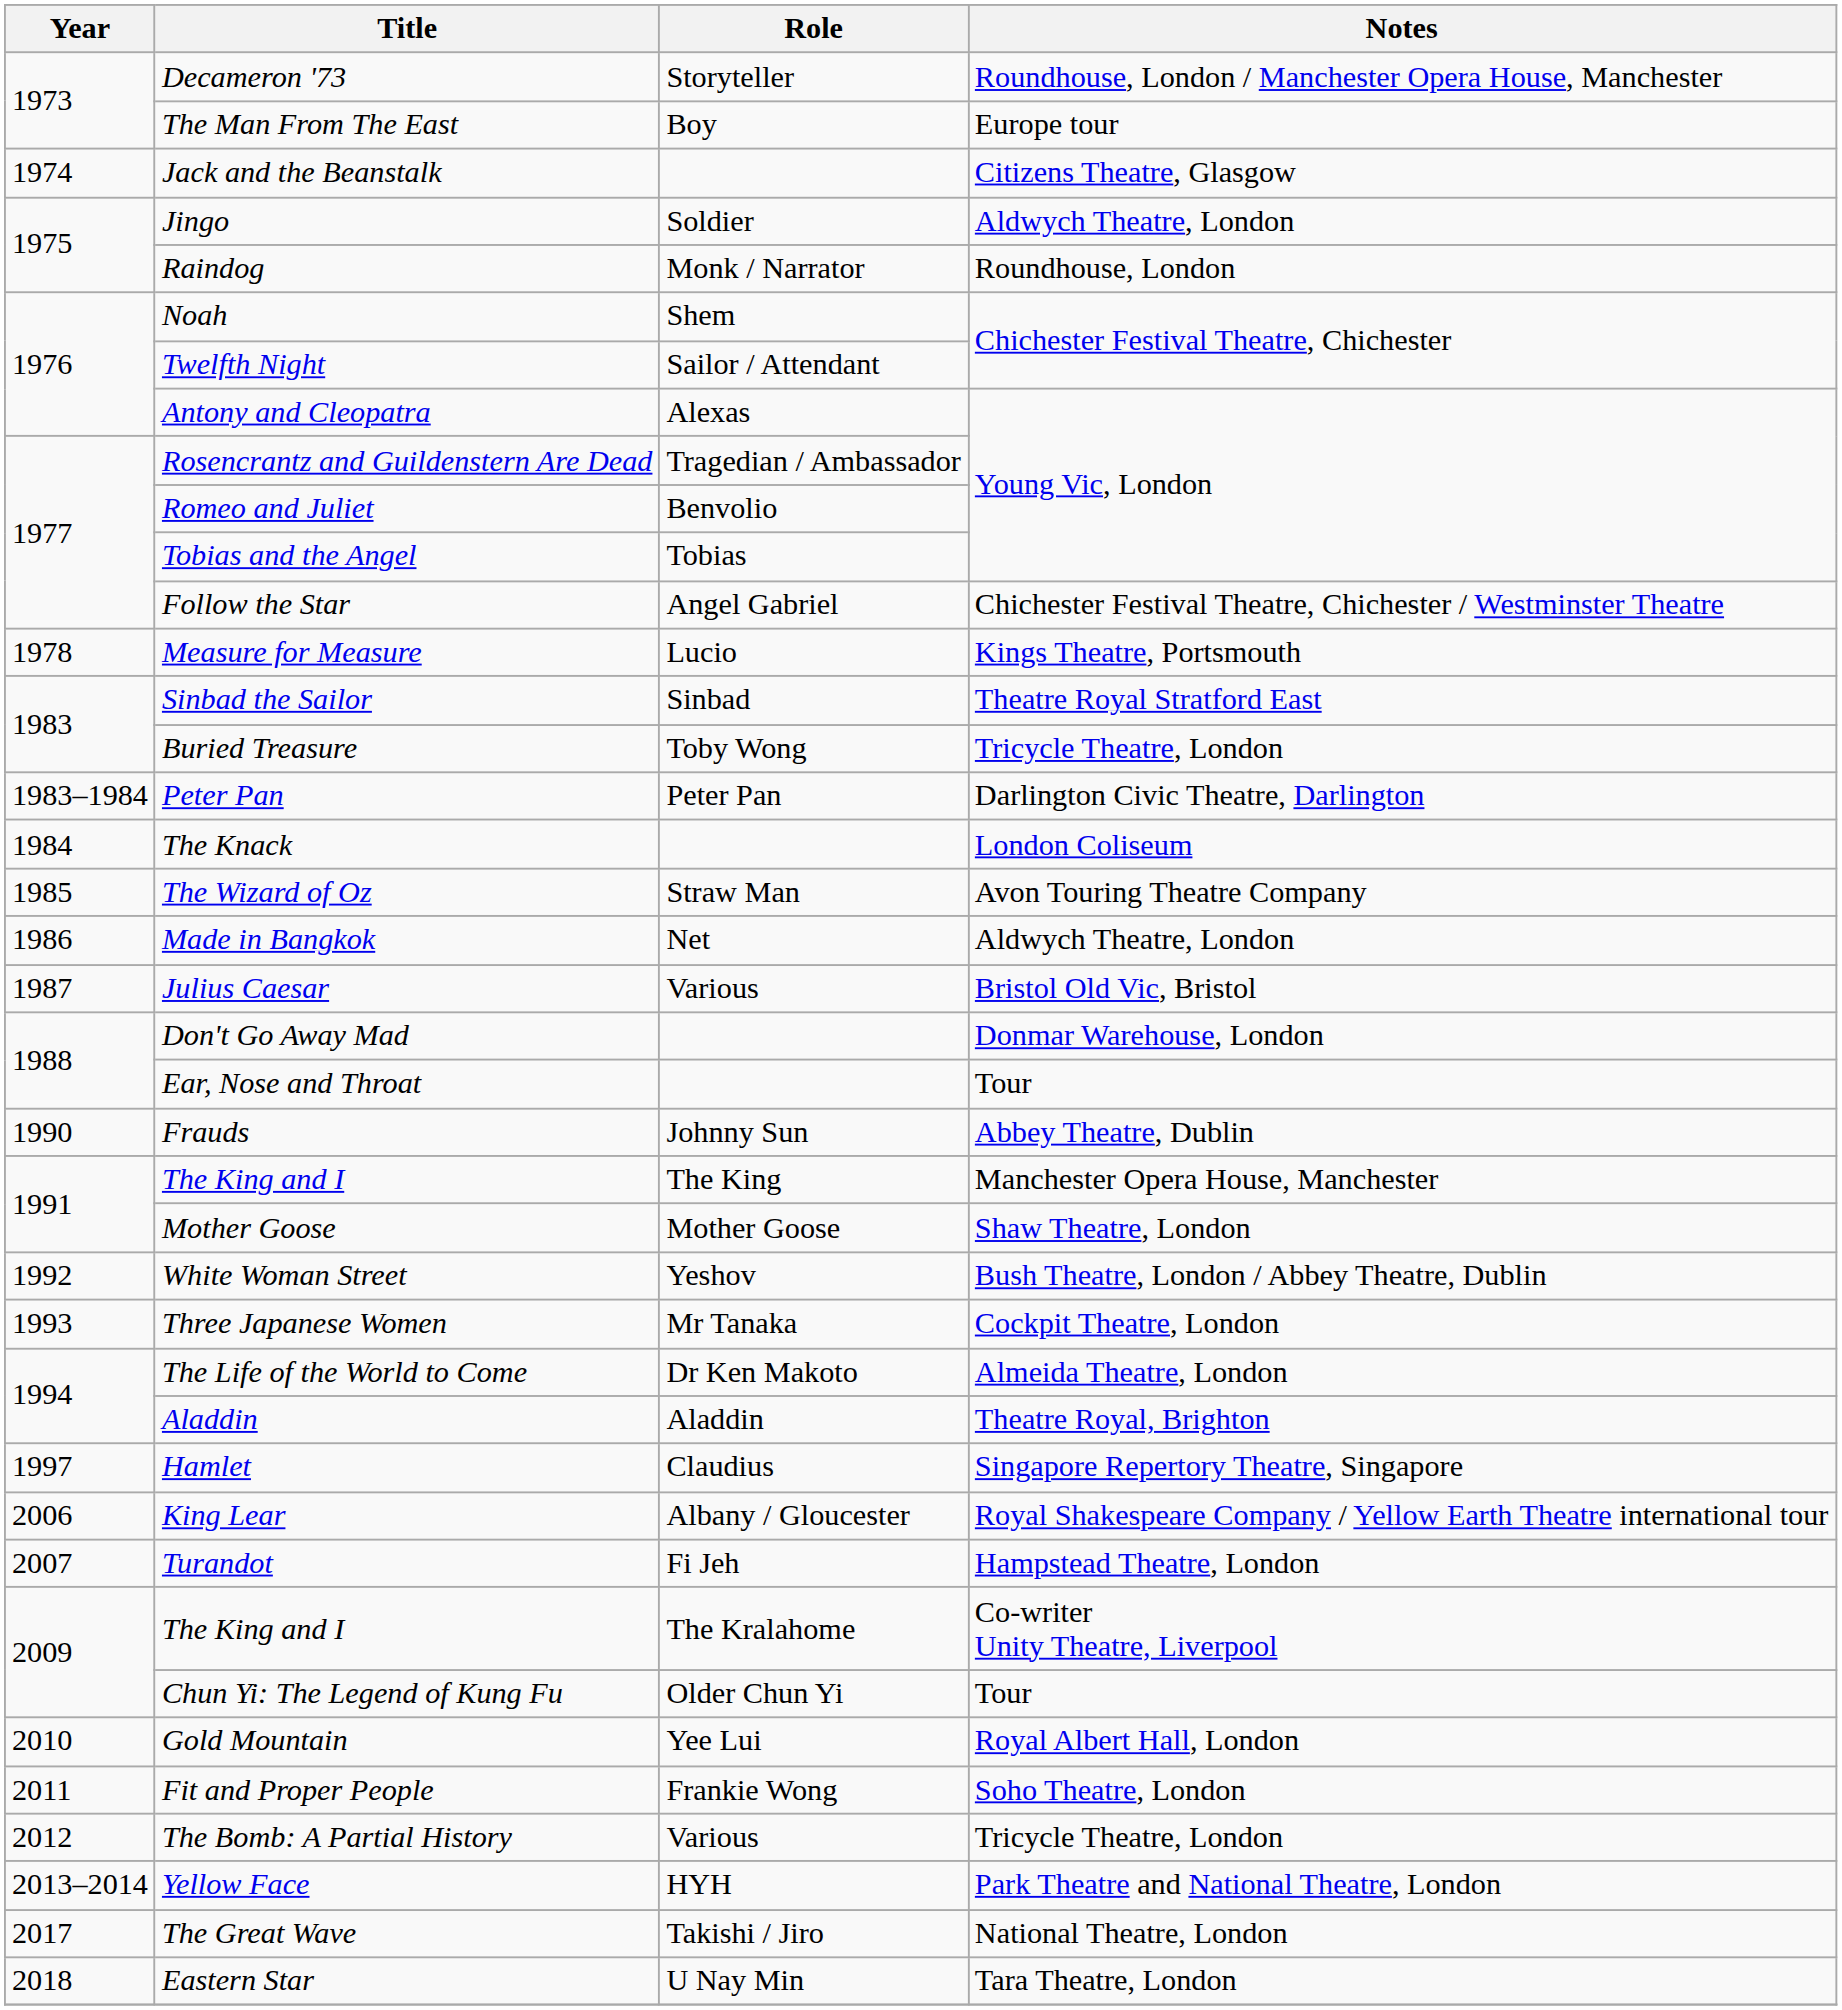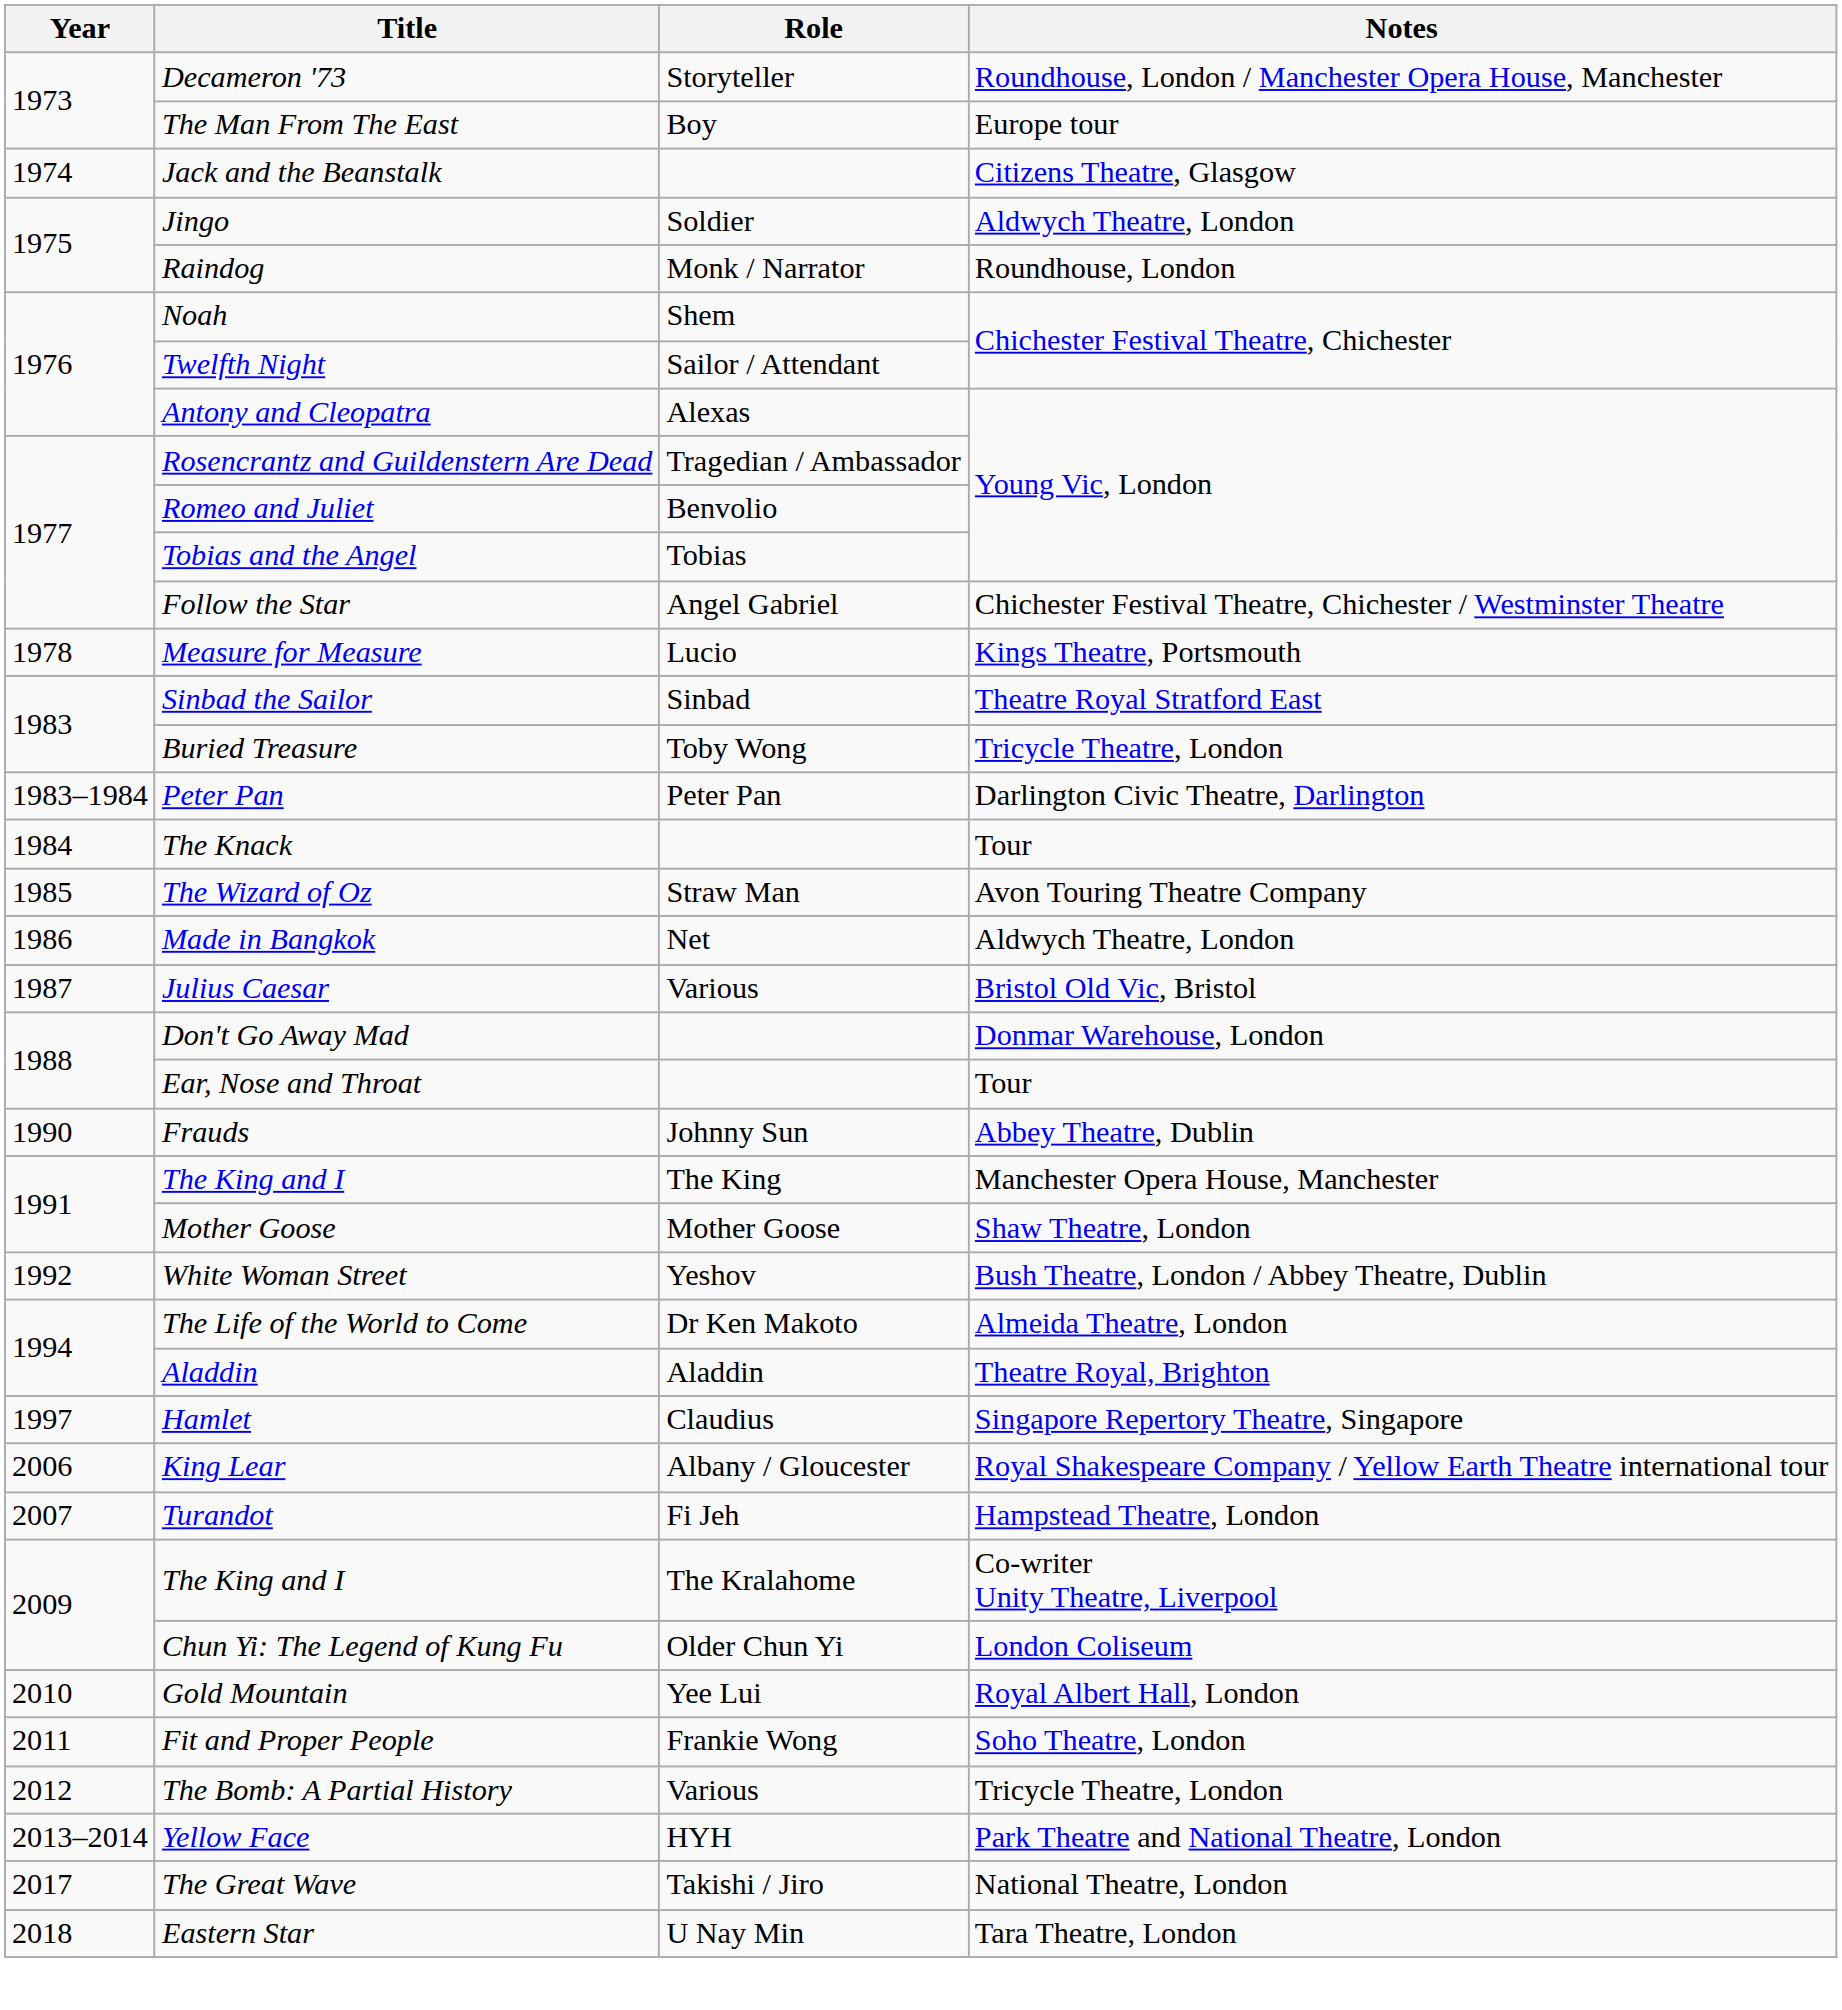(1084, 843) London Coliseum -> (1003, 843) Tour
- row: (304, 1323)
(1003, 1693) Tour -> (1084, 1645) London Coliseum
